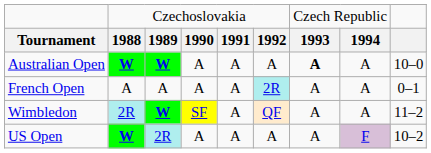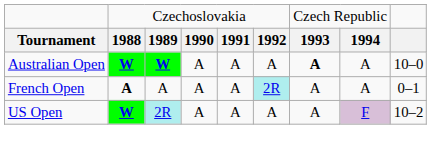(126, 87) normal -> (126, 87) bold
- row: (42, 111)
